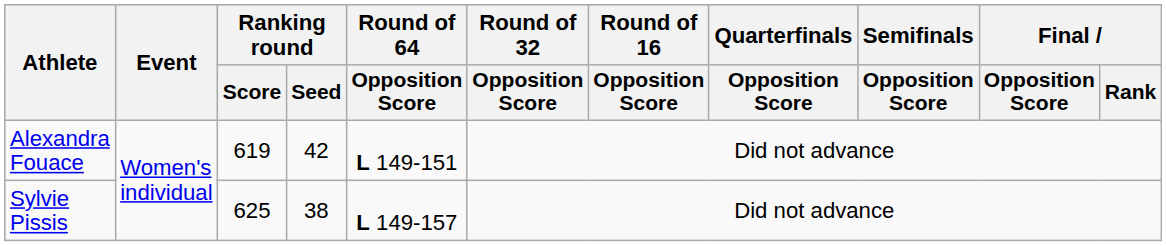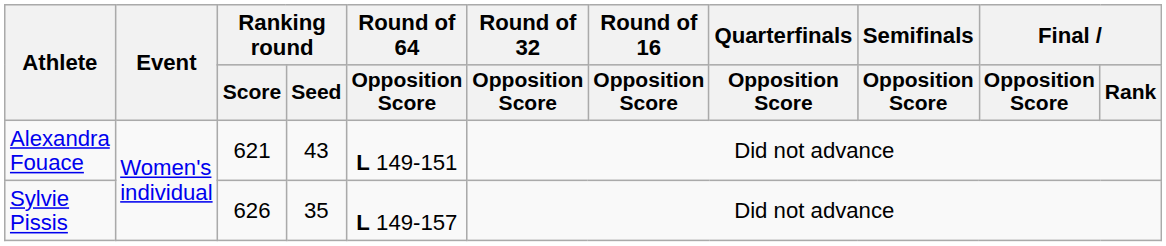(252, 151) 619 -> (252, 151) 621
(316, 151) 42 -> (316, 151) 43
(252, 211) 625 -> (252, 211) 626
(316, 211) 38 -> (316, 211) 35
